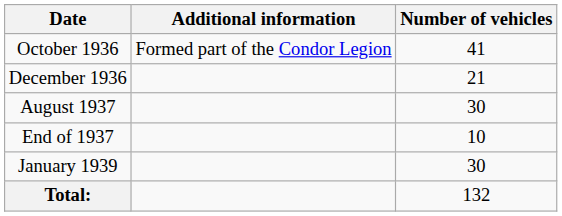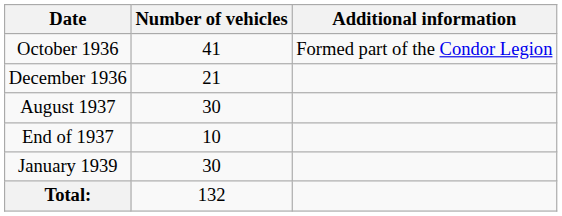columns swapped: (476, 19) <-> (264, 19)
